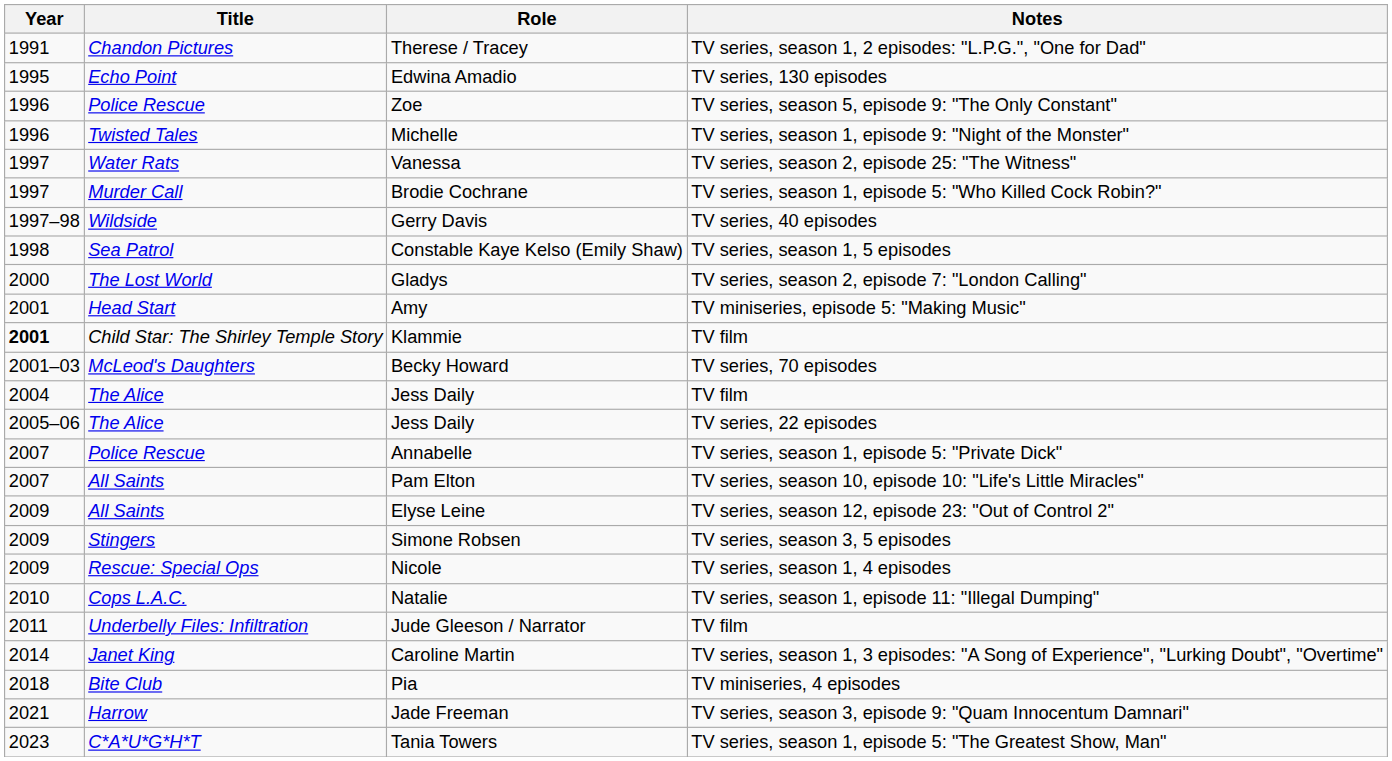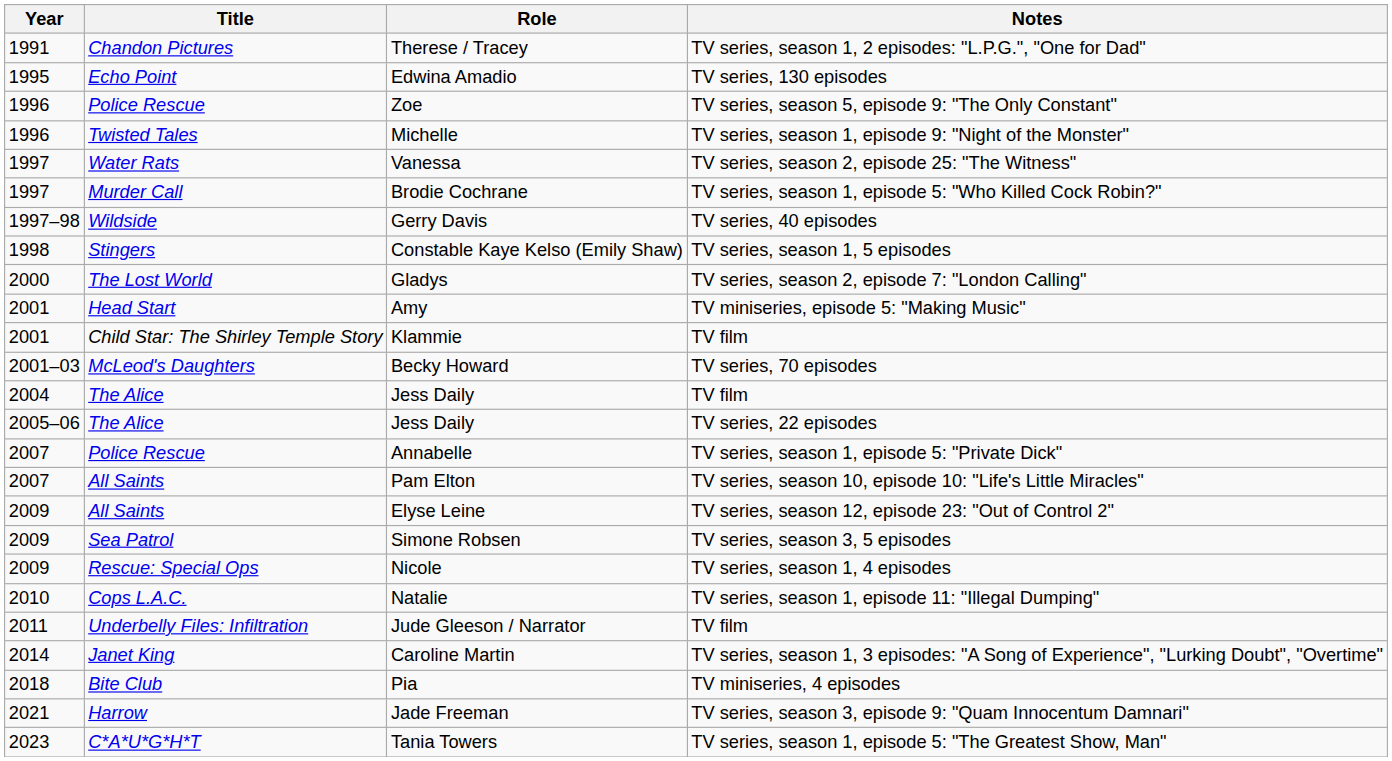(131, 250) Sea Patrol -> (122, 250) Stingers
(29, 337) bold -> (29, 337) normal
(122, 539) Stingers -> (131, 539) Sea Patrol
